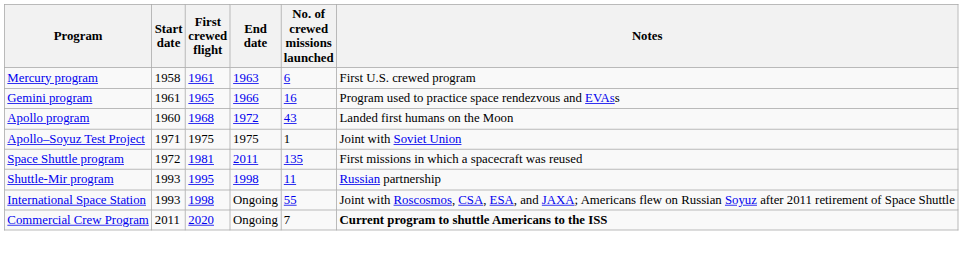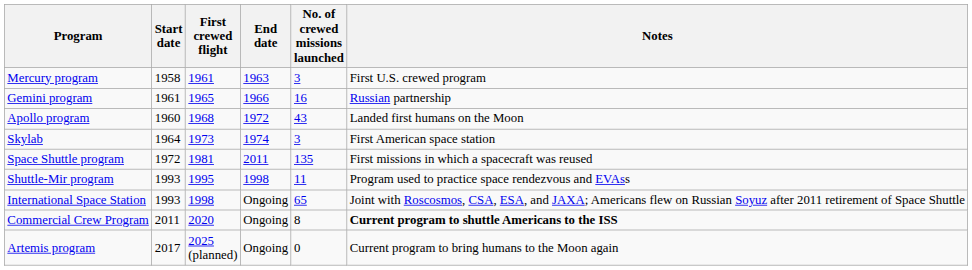(287, 78) 6 -> (297, 78) 3
(480, 98) Program used to practice space rendezvous and EVAss -> (400, 98) Russian partnership
+ row: (25, 139)
- row: (76, 139)
(390, 179) Russian partnership -> (490, 179) Program used to practice space rendezvous and EVAss
(290, 199) 55 -> (300, 199) 65
(287, 220) 7 -> (297, 220) 8
+ row: (51, 247)
